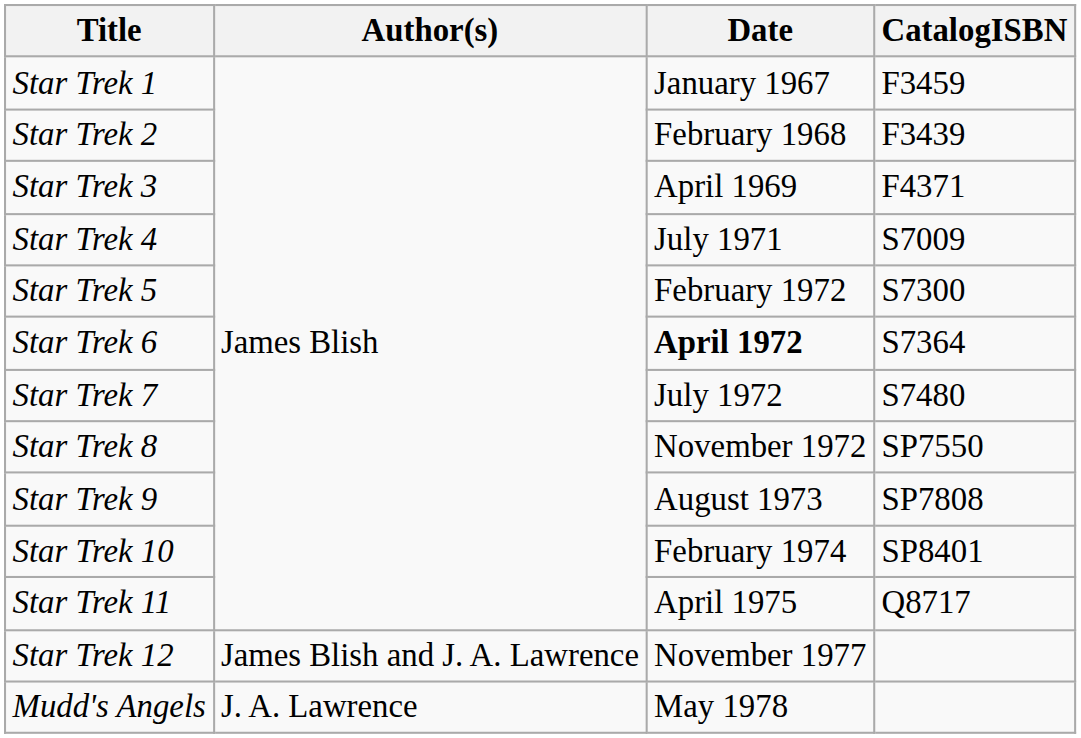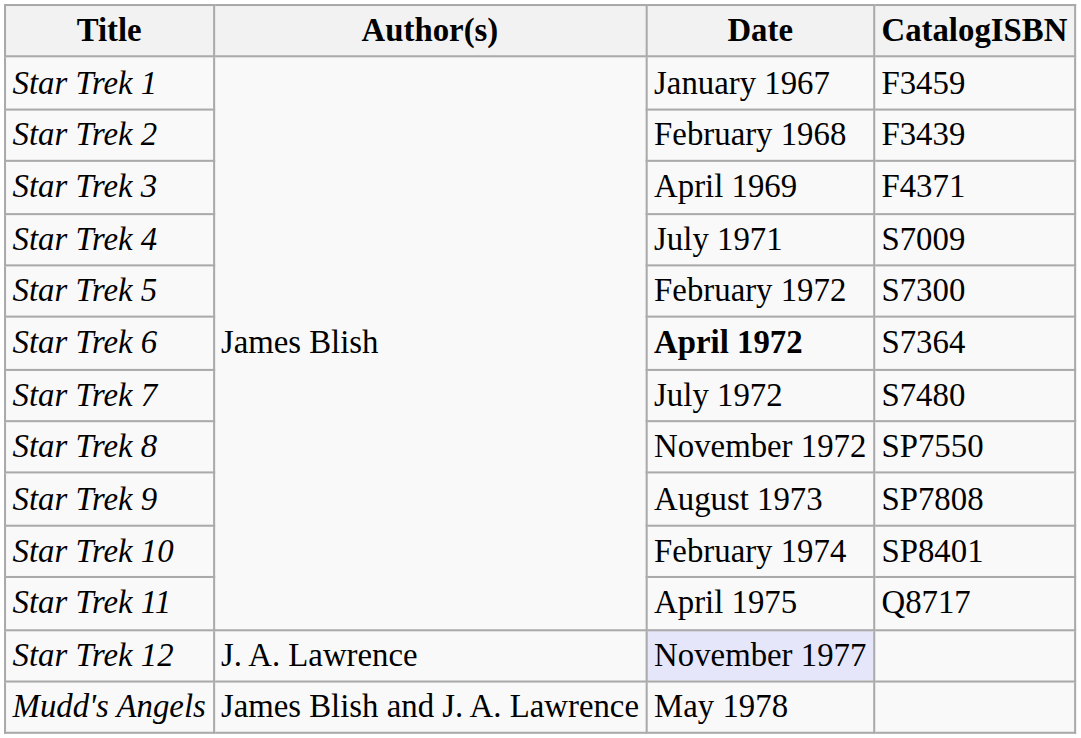(430, 654) James Blish and J. A. Lawrence -> (319, 654) J. A. Lawrence
(760, 654) no background -> (760, 654) lavender background
(319, 706) J. A. Lawrence -> (430, 706) James Blish and J. A. Lawrence
